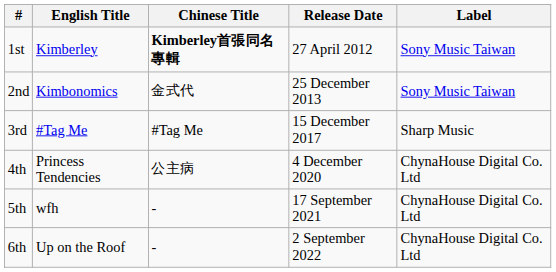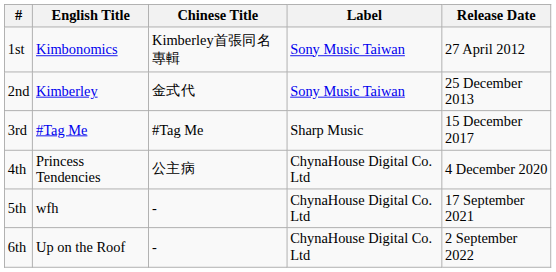columns swapped: (343, 15) <-> (474, 15)
(67, 49) Kimberley -> (77, 49) Kimbonomics
(213, 49) bold -> (212, 49) normal
(77, 91) Kimbonomics -> (67, 91) Kimberley
